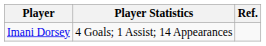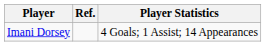columns swapped: (154, 13) <-> (248, 13)
